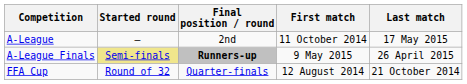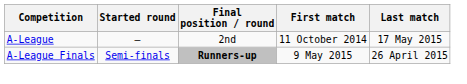(138, 55) khaki background -> (138, 55) no background
- row: (27, 71)
